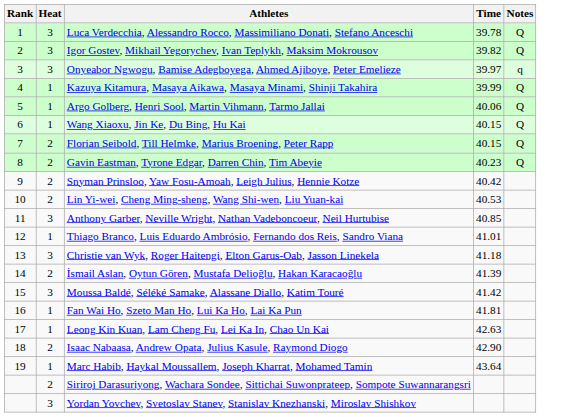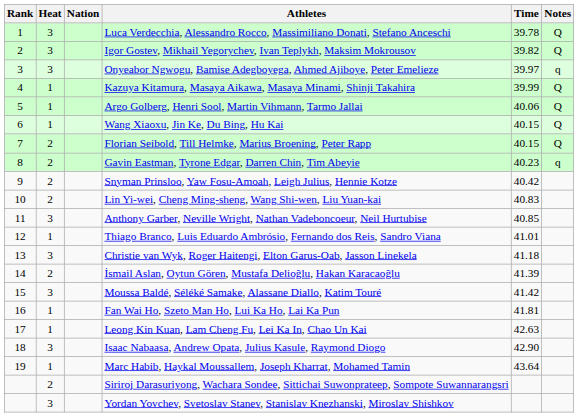+ column: (83, 13)
(520, 162) Q -> (558, 162) q
(489, 199) 40.53 -> (526, 199) 40.83
(50, 347) 2 -> (50, 347) 3
